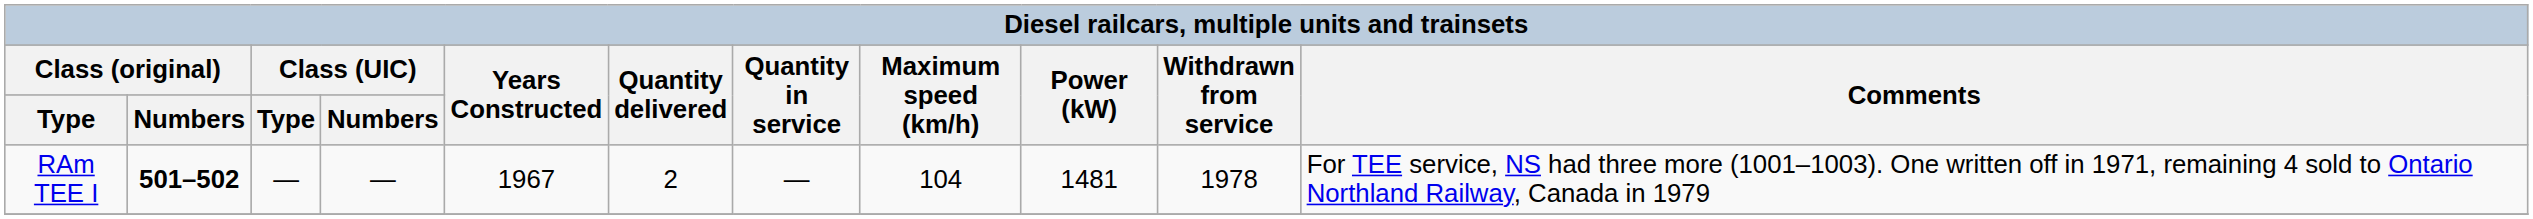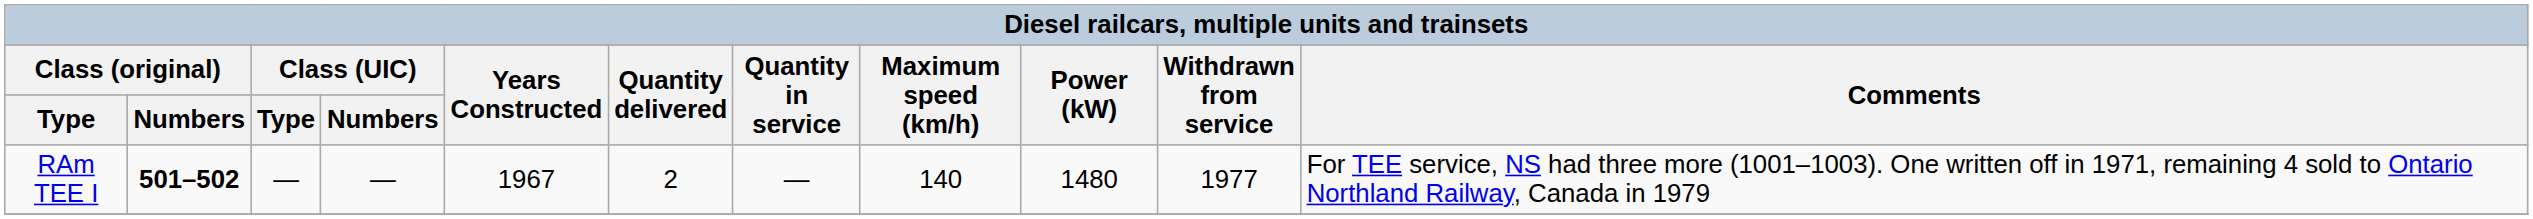(941, 179) 104 -> (941, 179) 140
(1089, 179) 1481 -> (1089, 179) 1480
(1229, 179) 1978 -> (1229, 179) 1977
